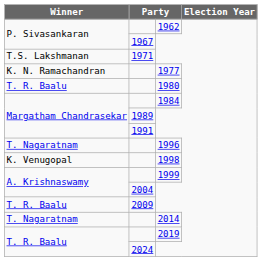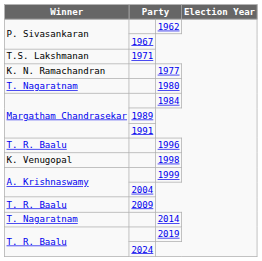(37, 86) T. R. Baalu -> (42, 86) T. Nagaratnam
(42, 145) T. Nagaratnam -> (37, 145) T. R. Baalu
